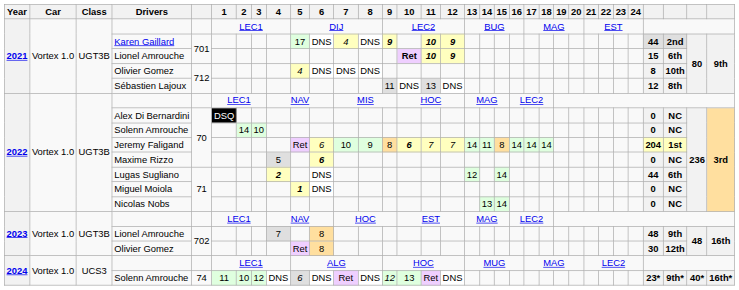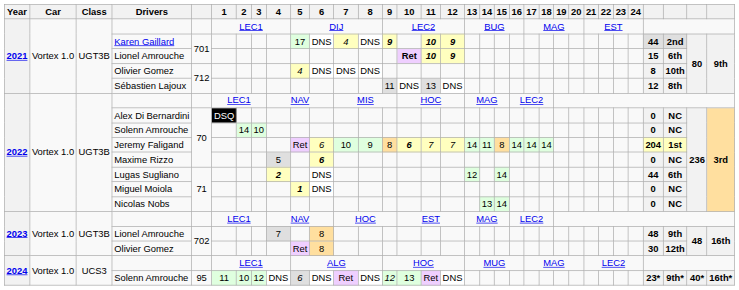(202, 278) 74 -> (202, 278) 95
